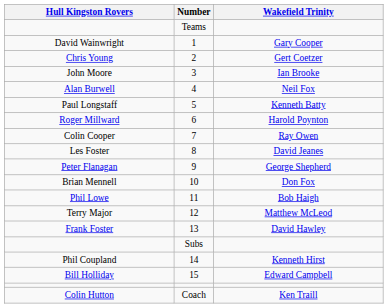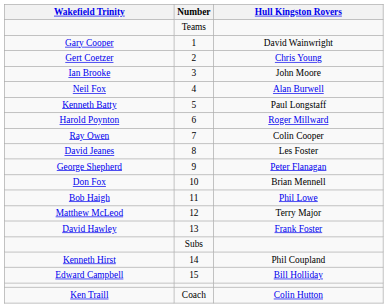columns swapped: (298, 11) <-> (89, 11)
